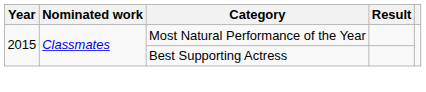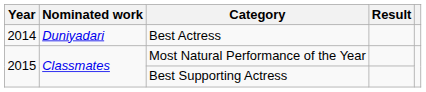+ row: (185, 35)
